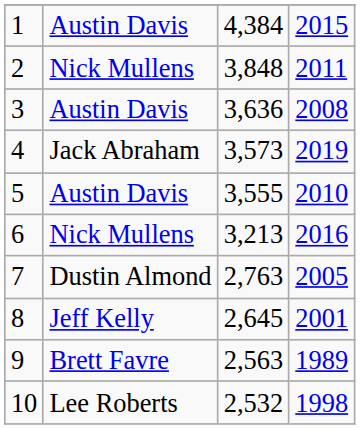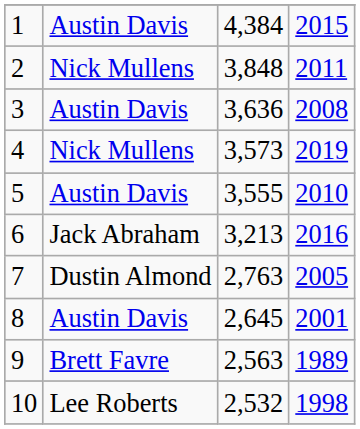(125, 151) Jack Abraham -> (122, 151) Nick Mullens
(122, 234) Nick Mullens -> (125, 234) Jack Abraham
(102, 318) Jeff Kelly -> (119, 318) Austin Davis
